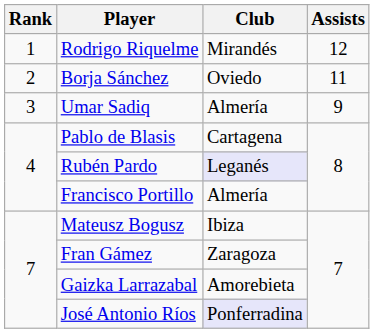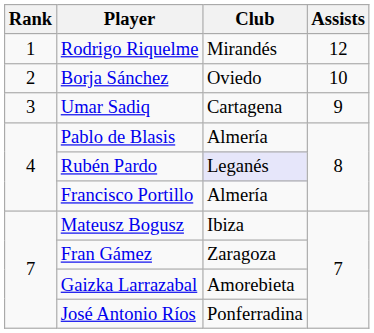(338, 78) 11 -> (338, 78) 10
(237, 107) Almería -> (245, 107) Cartagena
(245, 136) Cartagena -> (237, 136) Almería
(255, 313) lavender background -> (255, 313) no background
